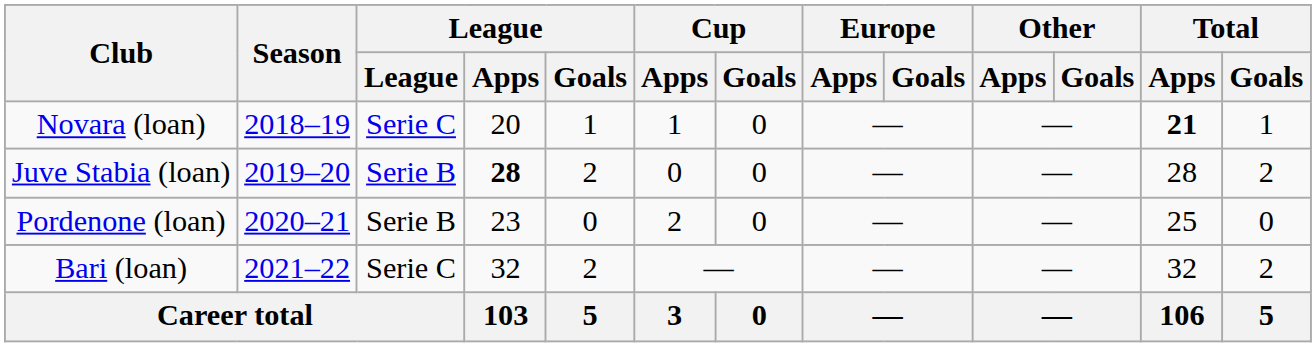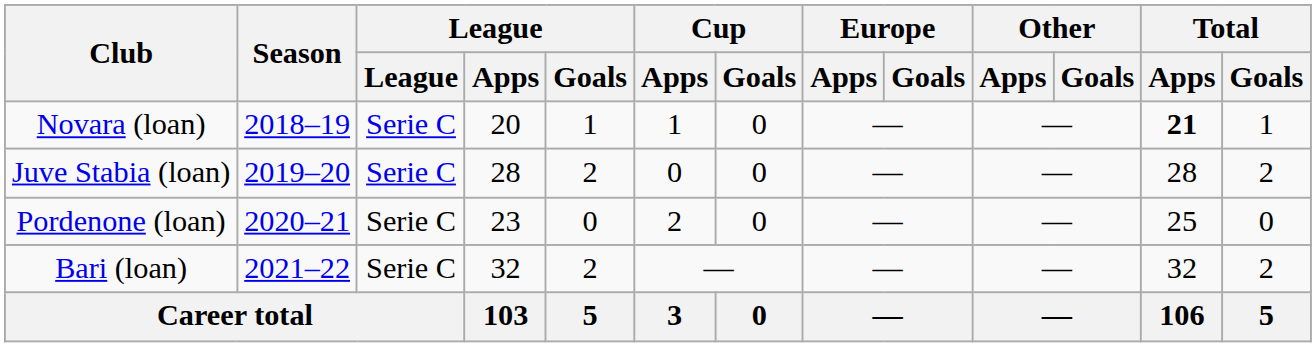(411, 172) Serie B -> (411, 172) Serie C
(506, 172) bold -> (506, 172) normal
(411, 220) Serie B -> (411, 220) Serie C
